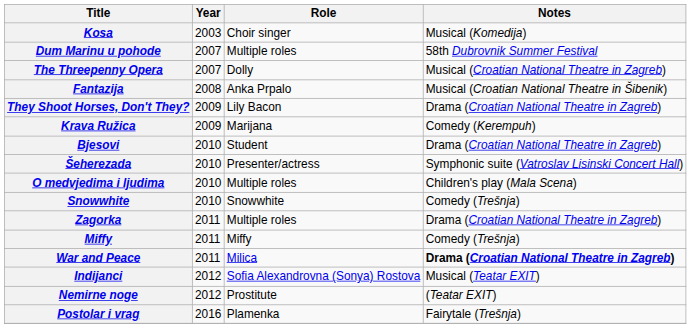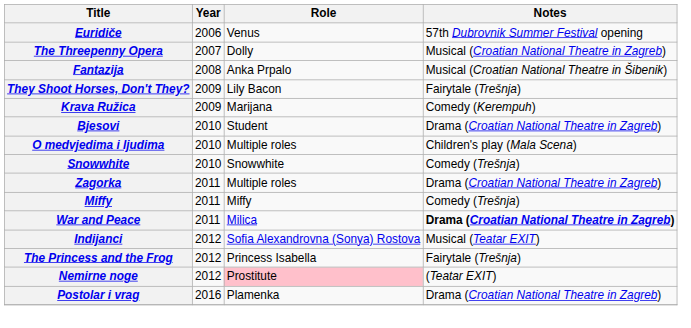- row: (98, 32)
+ row: (98, 32)
- row: (98, 51)
(544, 107) Drama (Croatian National Theatre in Zagreb) -> (473, 88) Fairytale (Trešnja)
- row: (98, 164)
+ row: (98, 257)
(252, 295) no background -> (252, 276) pink background
(473, 314) Fairytale (Trešnja) -> (544, 295) Drama (Croatian National Theatre in Zagreb)
